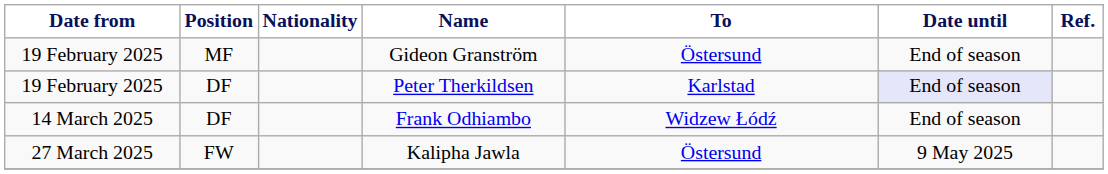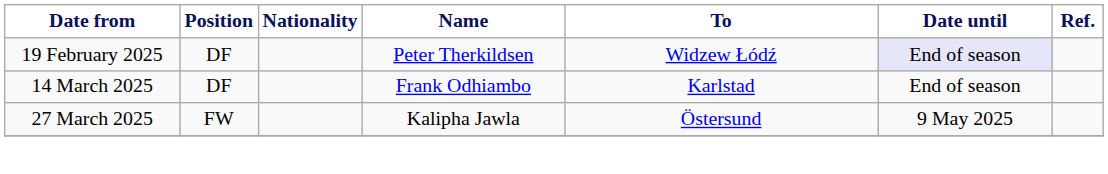- row: (463, 54)
(721, 86) Karlstad -> (721, 54) Widzew Łódź
(721, 119) Widzew Łódź -> (721, 86) Karlstad
